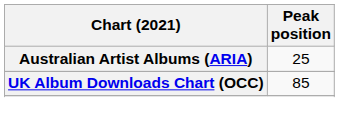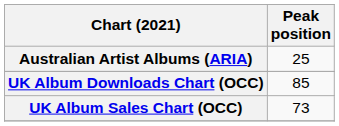+ row: (136, 108)
